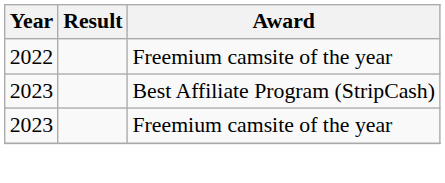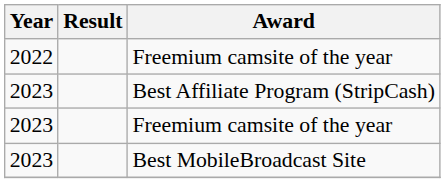+ row: (31, 159)
